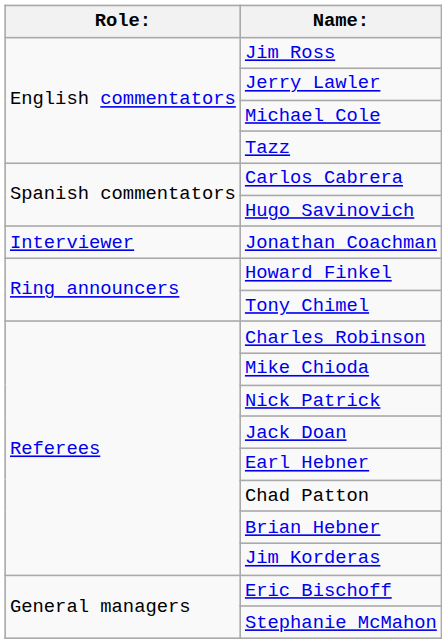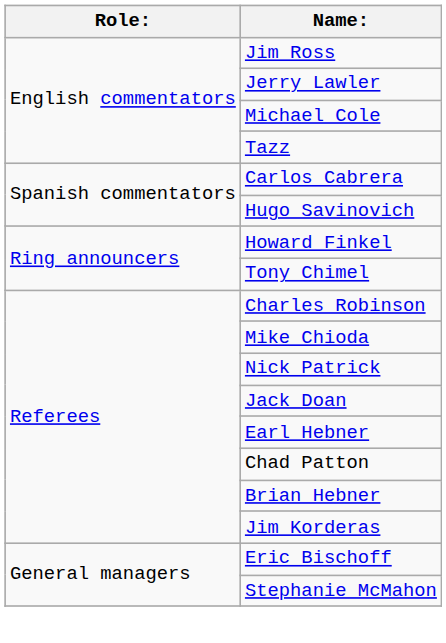- row: (341, 243)
